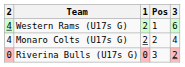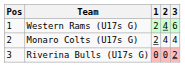columns swapped: (160, 12) <-> (9, 12)
